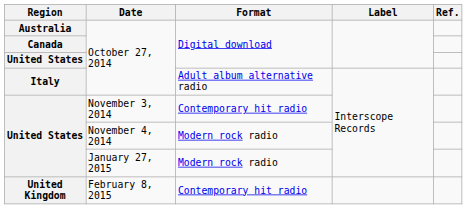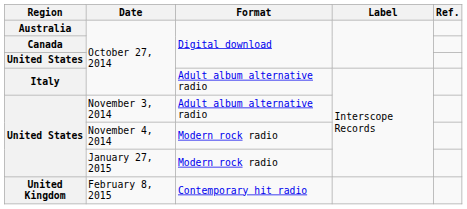(243, 109) Contemporary hit radio -> (245, 109) Adult album alternative radio
